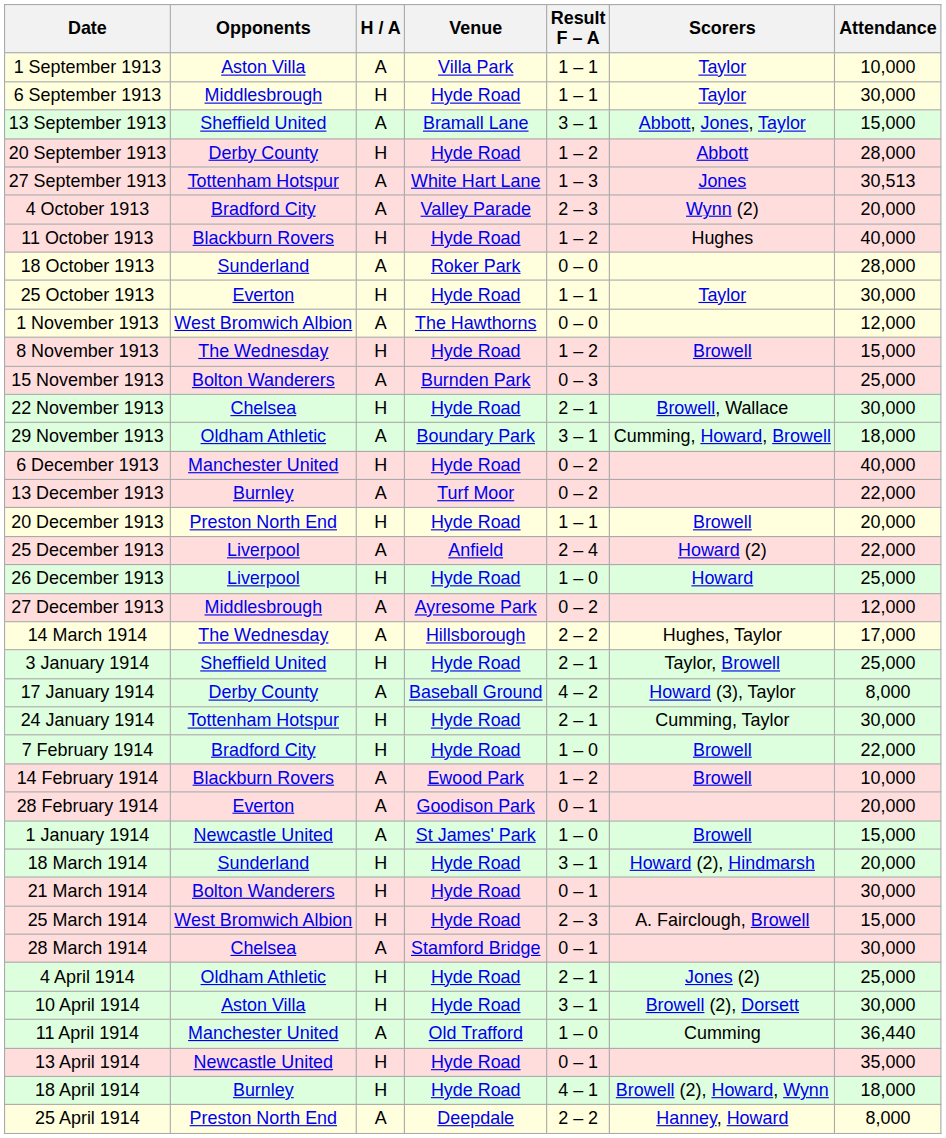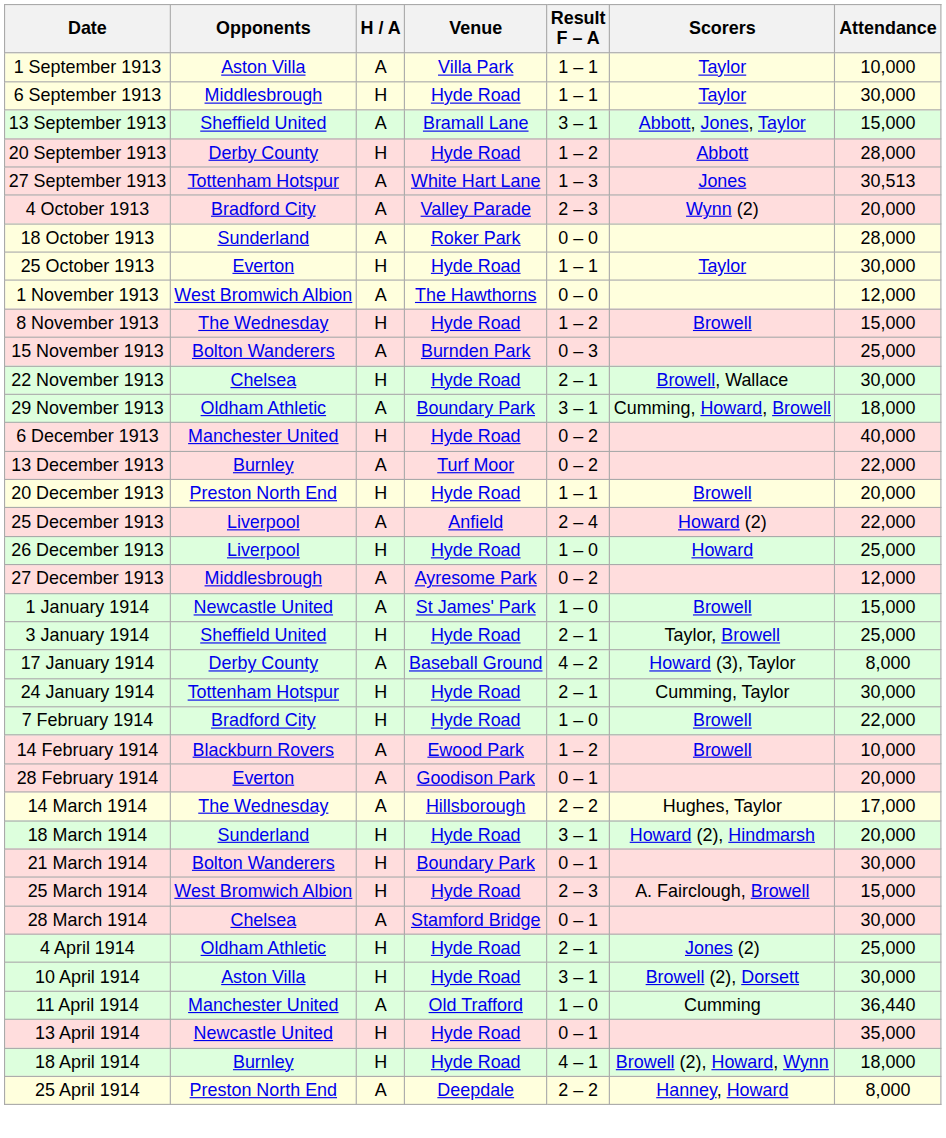- row: (87, 237)
rows swapped: (87, 834) <-> (87, 635)
(476, 891) Hyde Road -> (476, 863) Boundary Park
